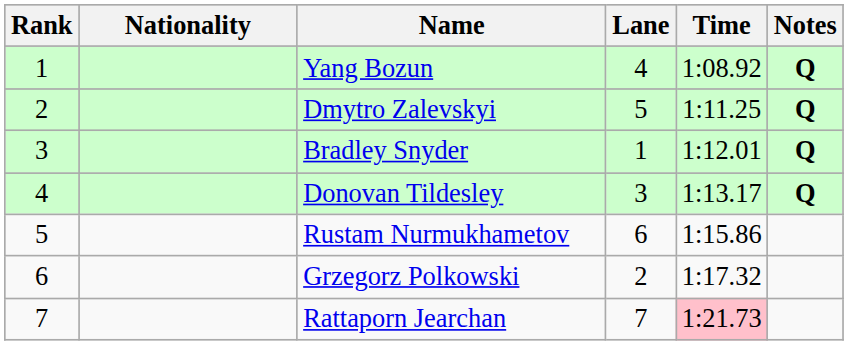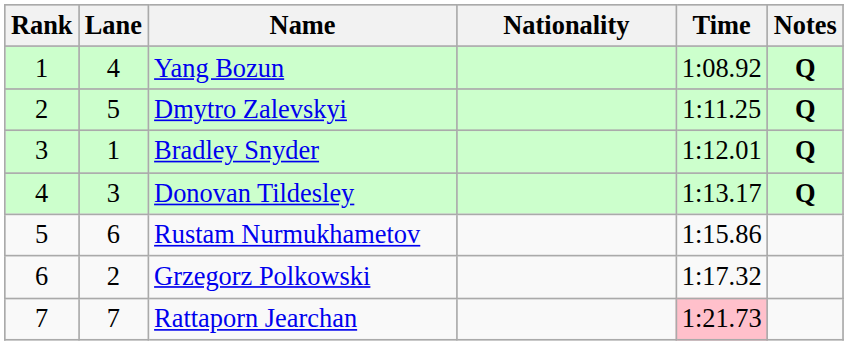columns swapped: (641, 25) <-> (188, 25)
